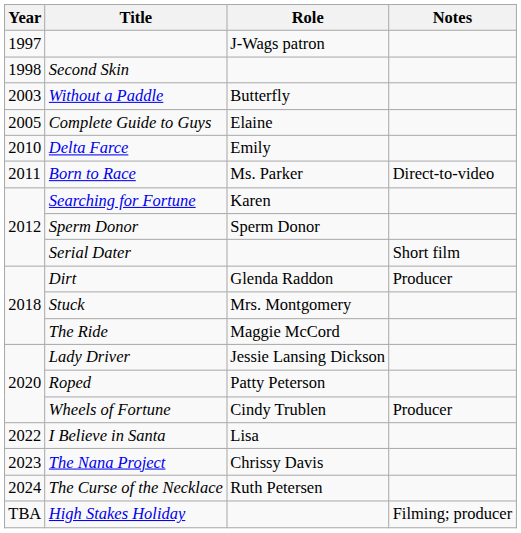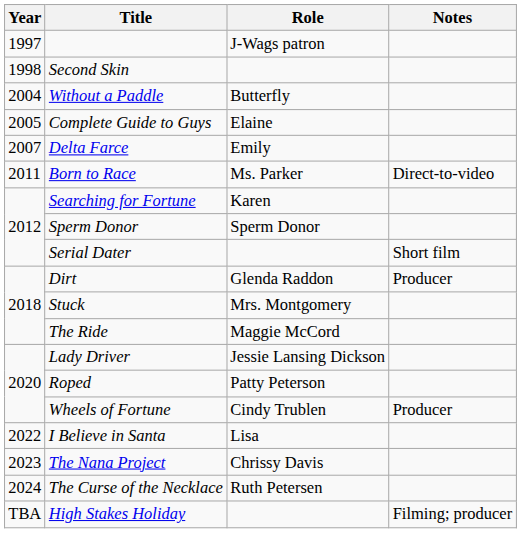(25, 95) 2003 -> (25, 95) 2004
(25, 148) 2010 -> (25, 148) 2007
